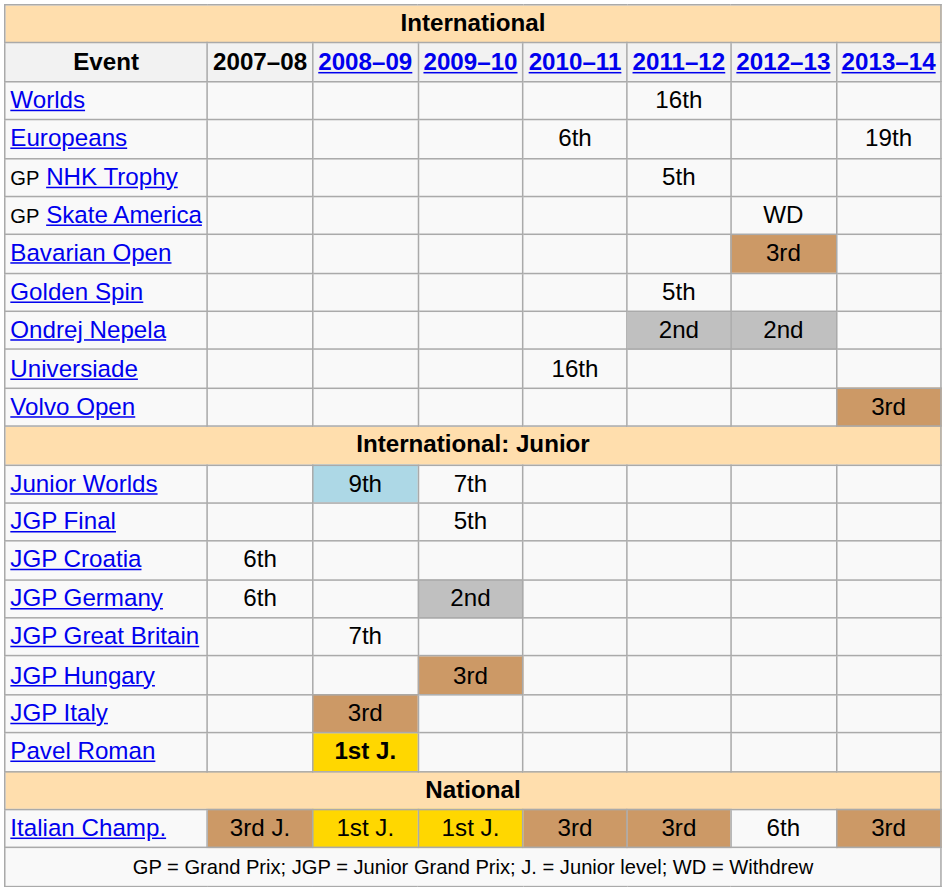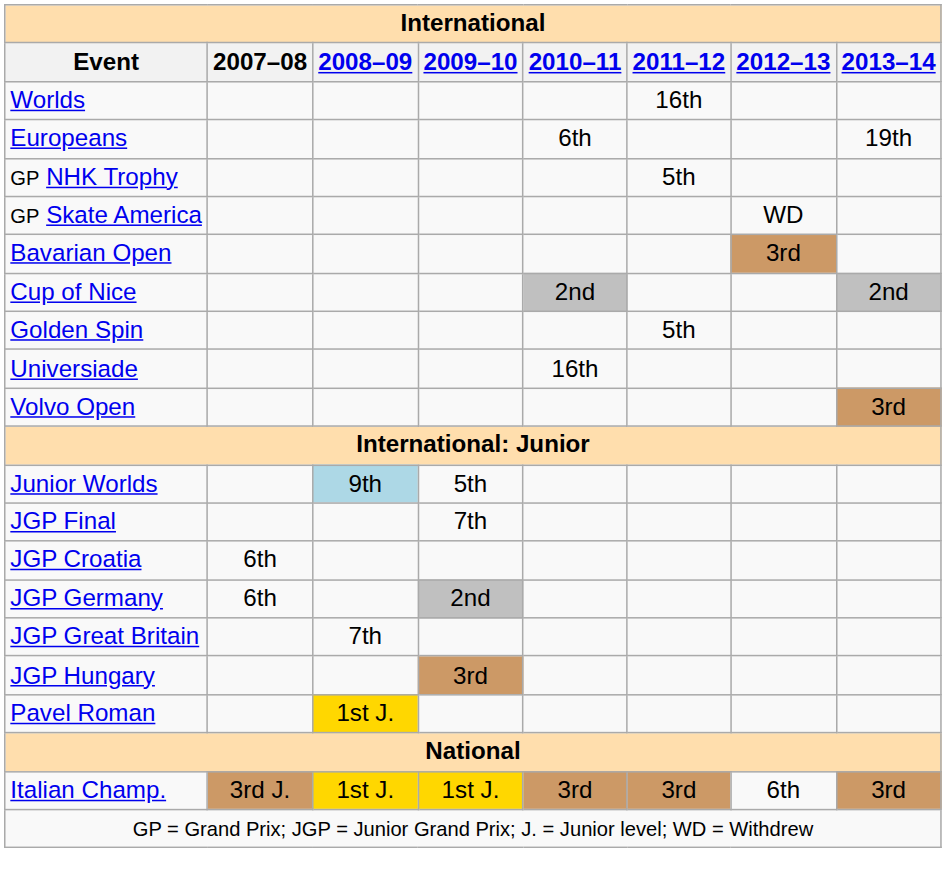+ row: (73, 291)
- row: (88, 330)
(470, 483) 7th -> (470, 483) 5th
(470, 521) 5th -> (470, 521) 7th
- row: (59, 713)
(365, 751) bold -> (365, 713) normal
